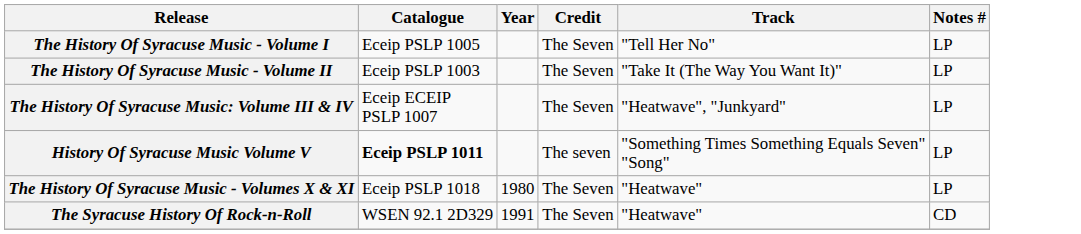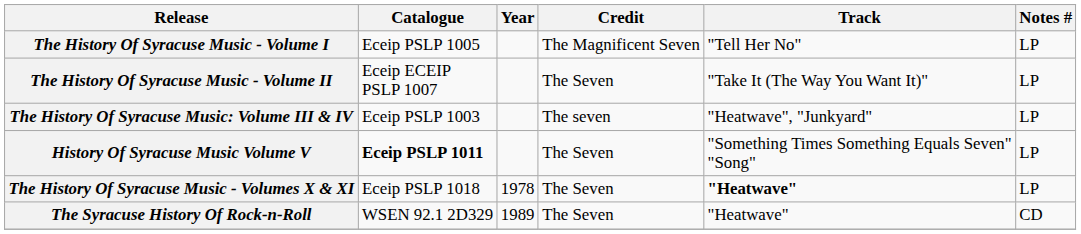(578, 44) The Seven -> (621, 44) The Magnificent Seven
(421, 71) Eceip PSLP 1003 -> (407, 80) Eceip ECEIP PSLP 1007
(407, 107) Eceip ECEIP PSLP 1007 -> (421, 116) Eceip PSLP 1003
(578, 107) The Seven -> (576, 116) The seven
(576, 152) The seven -> (578, 152) The Seven
(518, 188) 1980 -> (518, 188) 1978
(662, 188) normal -> (752, 188) bold
(518, 215) 1991 -> (518, 215) 1989
